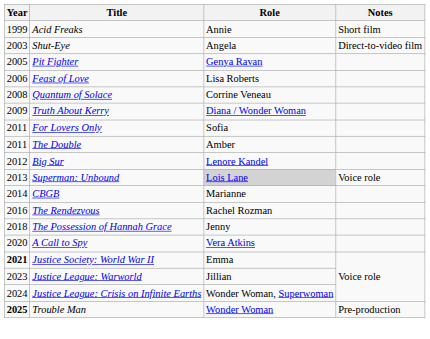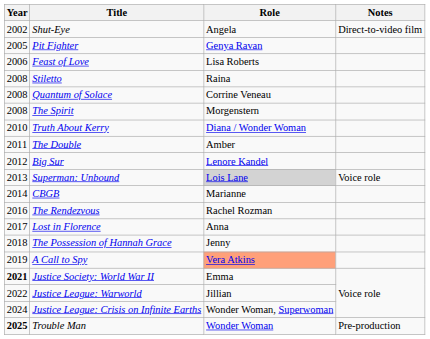- row: (57, 29)
(17, 45) 2003 -> (17, 29) 2002
+ row: (47, 78)
+ row: (53, 111)
(17, 111) 2009 -> (17, 128) 2010
- row: (67, 128)
+ row: (66, 227)
(17, 243) 2020 -> (17, 260) 2019
(231, 243) no background -> (231, 260) lightsalmon background
(17, 276) 2023 -> (17, 293) 2022
